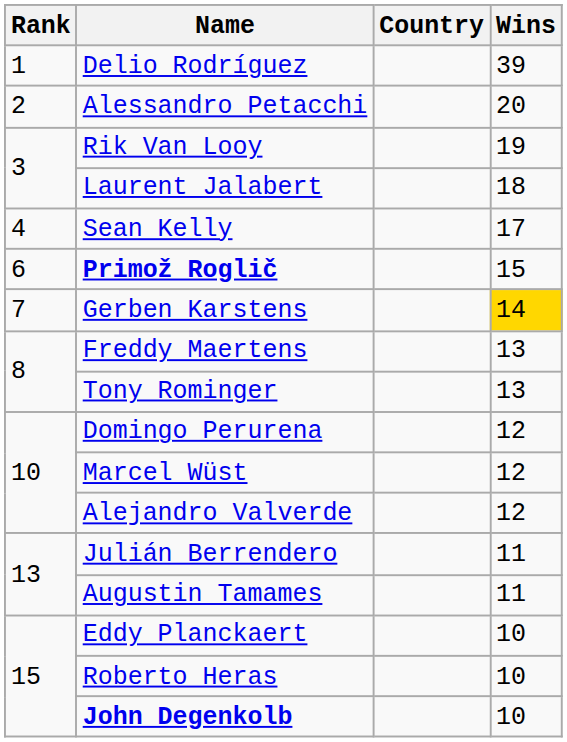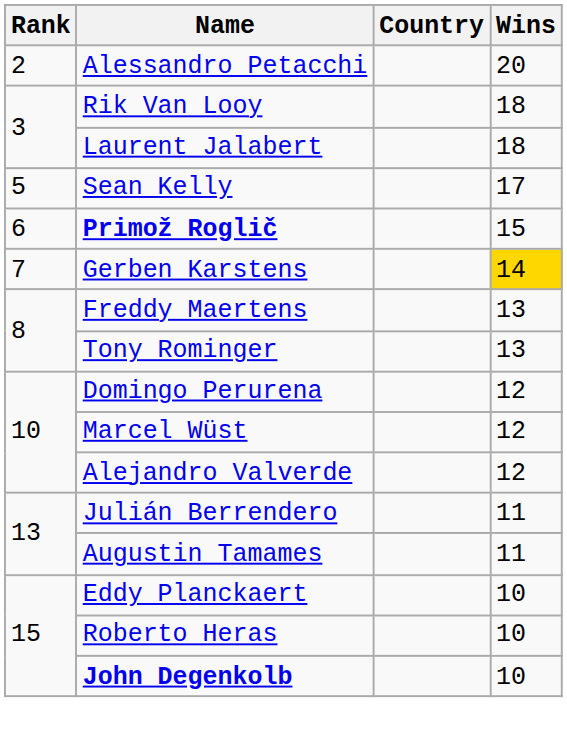- row: (195, 66)
(511, 147) 19 -> (511, 107) 18
(18, 229) 4 -> (18, 188) 5
